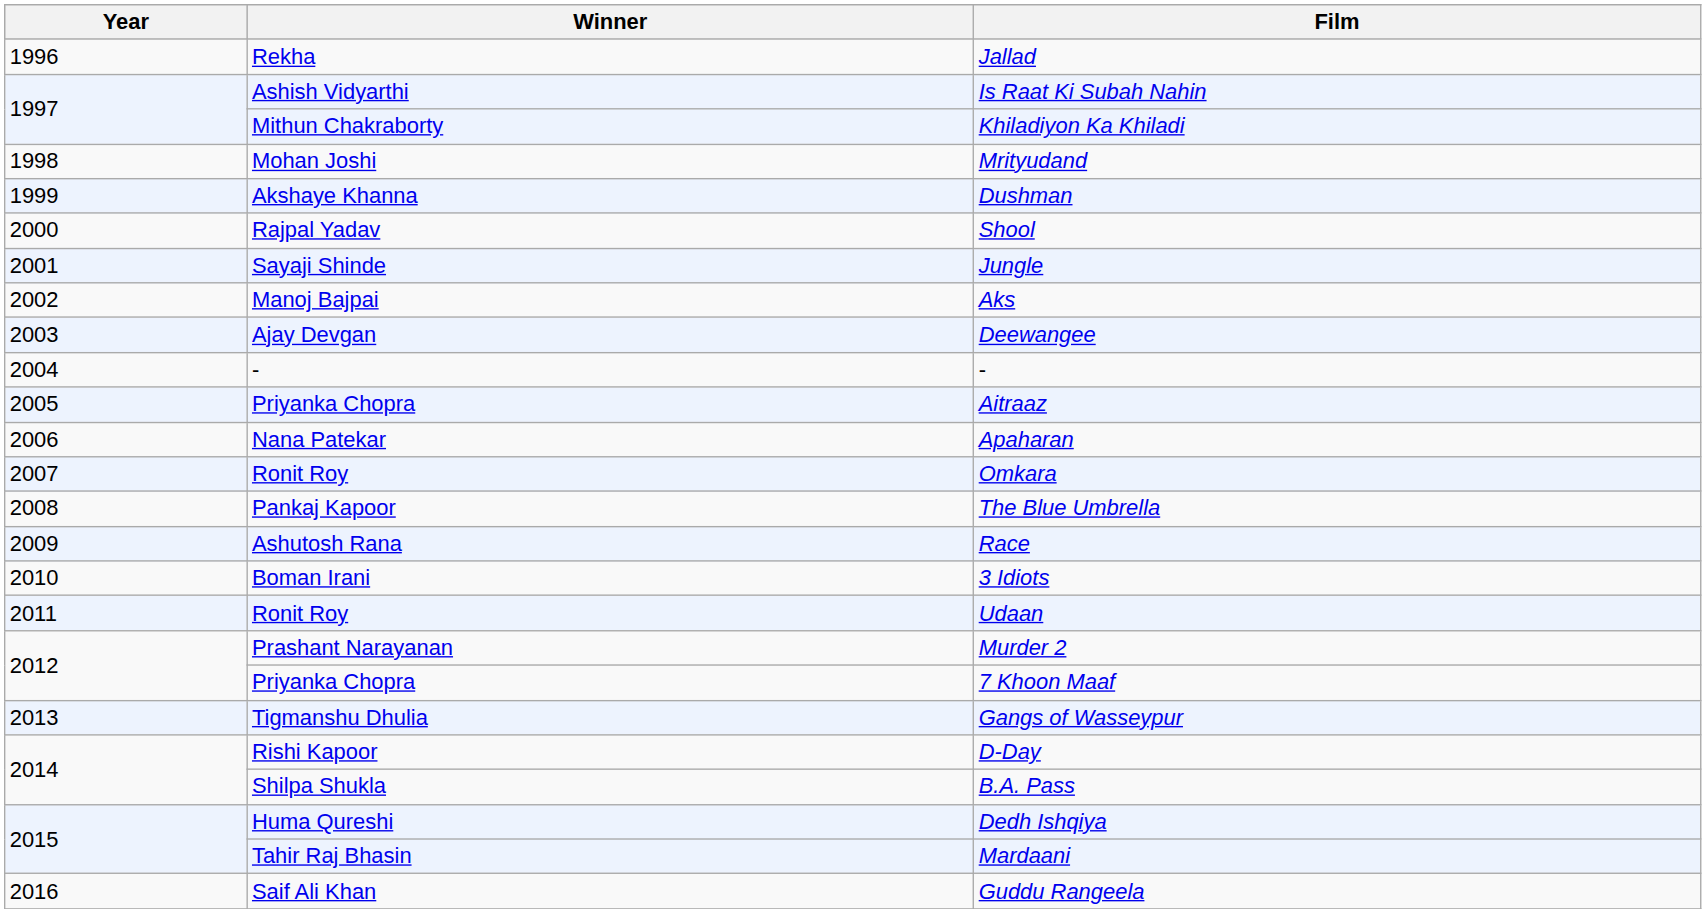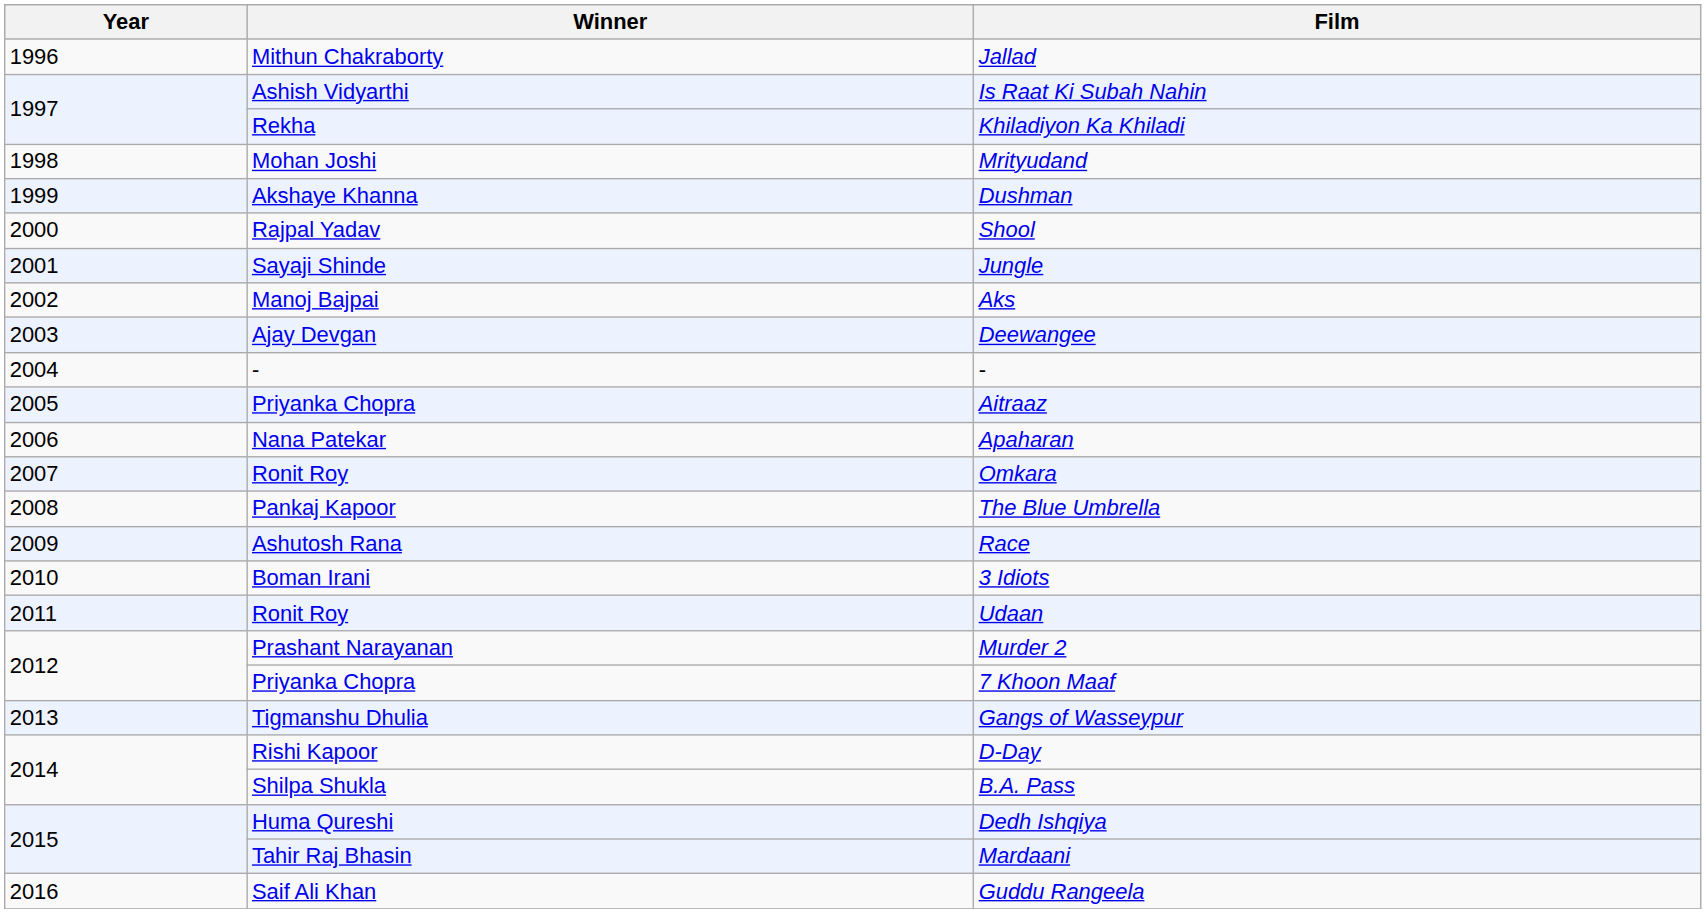(284, 56) Rekha -> (348, 56) Mithun Chakraborty
(348, 126) Mithun Chakraborty -> (284, 126) Rekha
